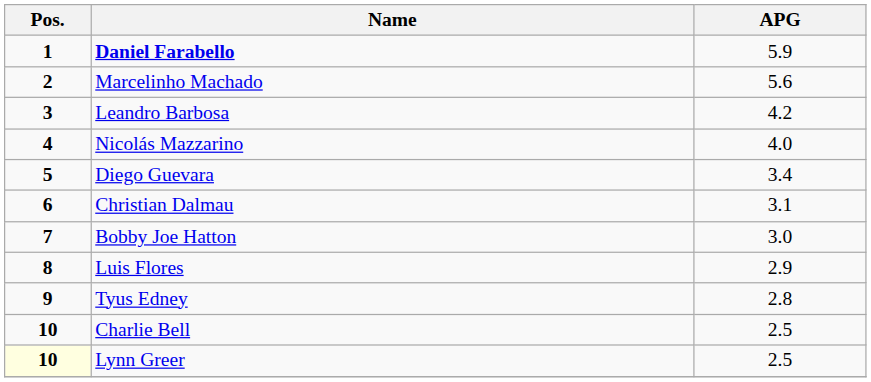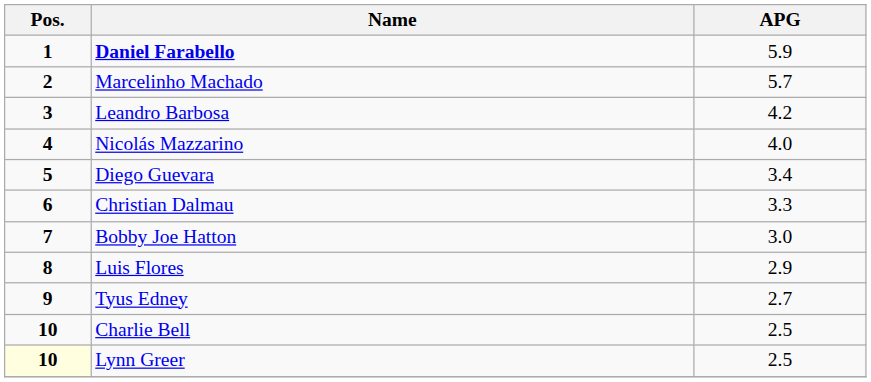(780, 81) 5.6 -> (780, 81) 5.7
(780, 205) 3.1 -> (780, 205) 3.3
(780, 298) 2.8 -> (780, 298) 2.7
